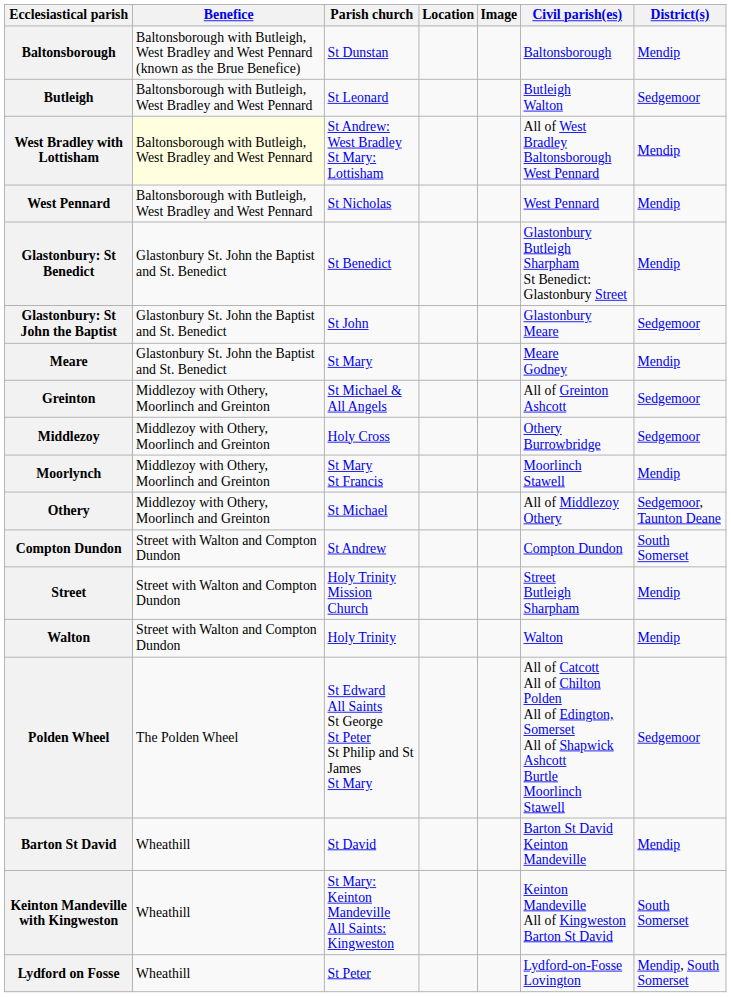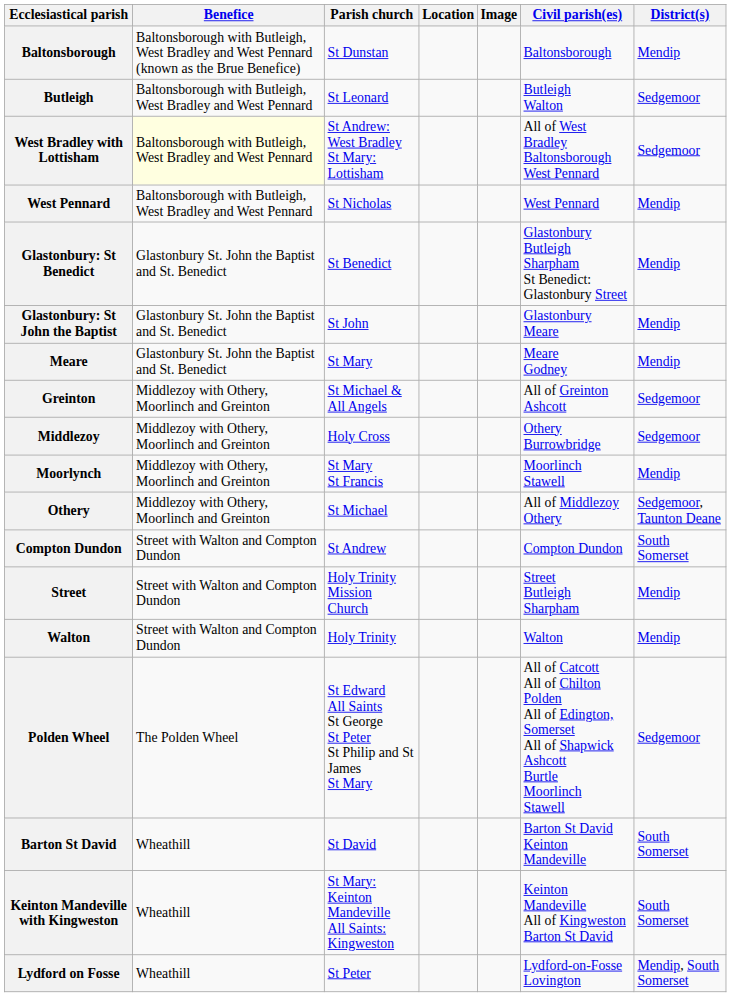(659, 150) Mendip -> (669, 150) Sedgemoor
(669, 324) Sedgemoor -> (659, 324) Mendip
(659, 844) Mendip -> (663, 844) South Somerset
